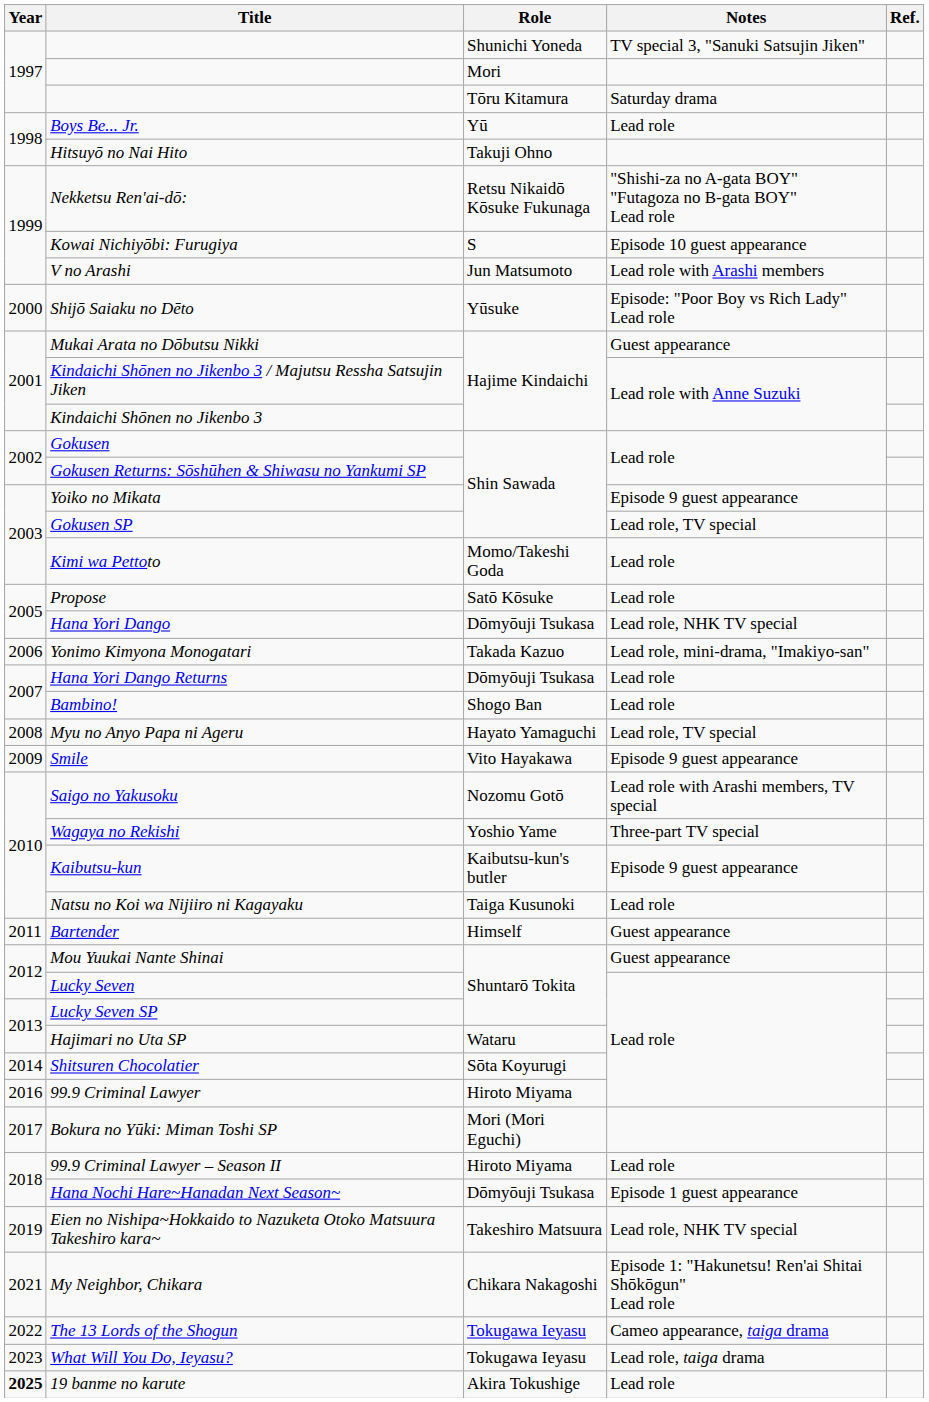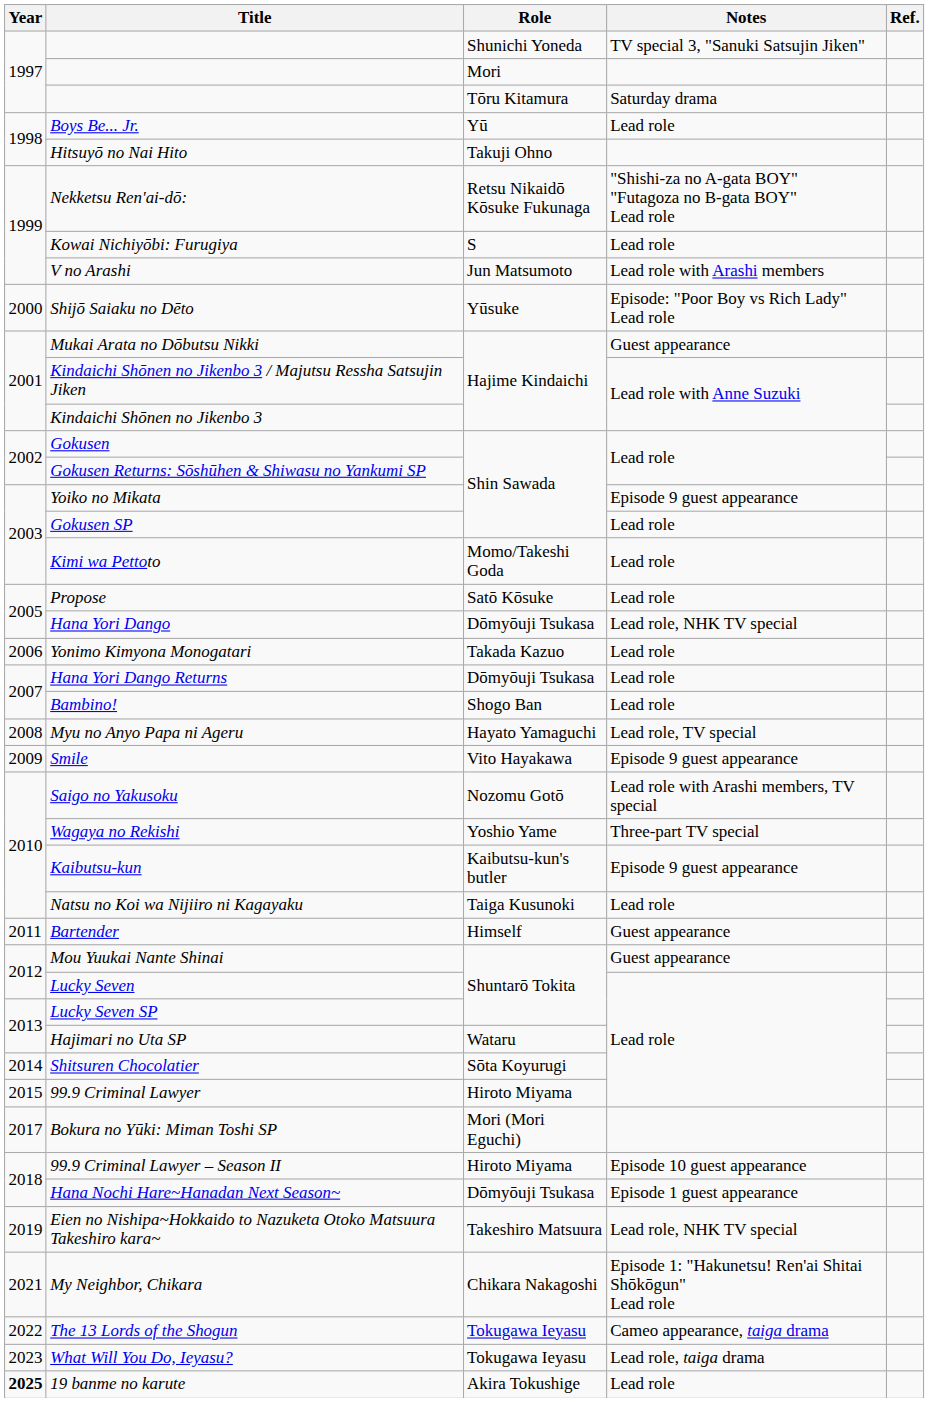(708, 244) Episode 10 guest appearance -> (642, 244) Lead role
(683, 524) Lead role, TV special -> (642, 524) Lead role
(740, 651) Lead role, mini-drama, "Imakiyo-san" -> (642, 651) Lead role
(25, 1092) 2016 -> (25, 1092) 2015
(642, 1165) Lead role -> (708, 1165) Episode 10 guest appearance
